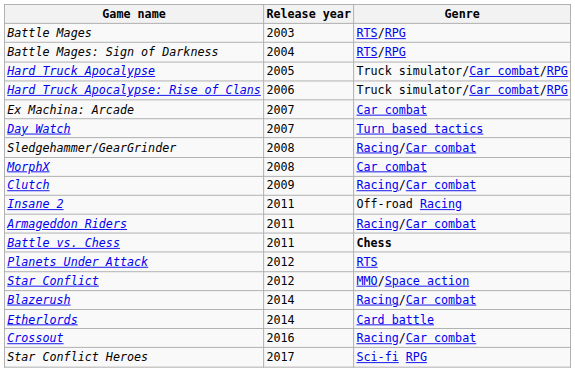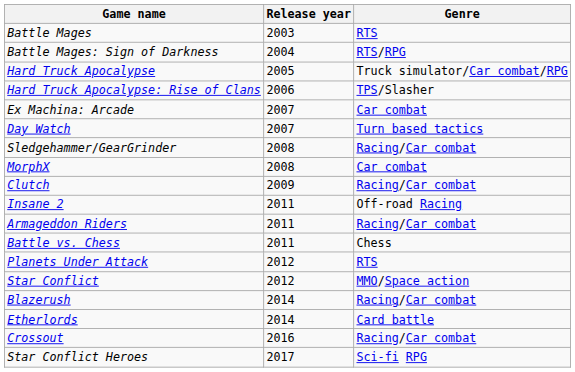(381, 33) RTS/RPG -> (367, 33) RTS
(462, 90) Truck simulator/Car combat/RPG -> (395, 90) TPS/Slasher
(374, 243) bold -> (374, 243) normal
